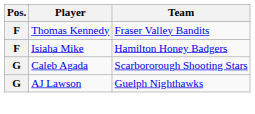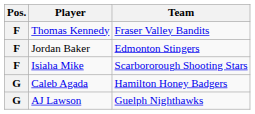+ row: (61, 48)
(171, 48) Hamilton Honey Badgers -> (181, 65) Scarbororough Shooting Stars
(181, 65) Scarbororough Shooting Stars -> (171, 83) Hamilton Honey Badgers
